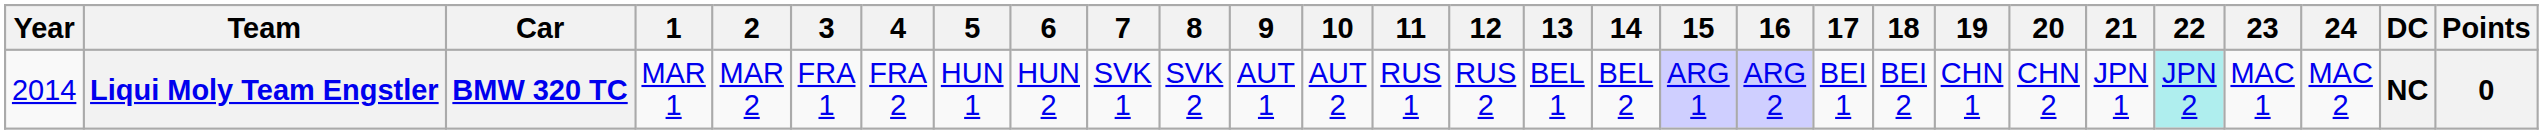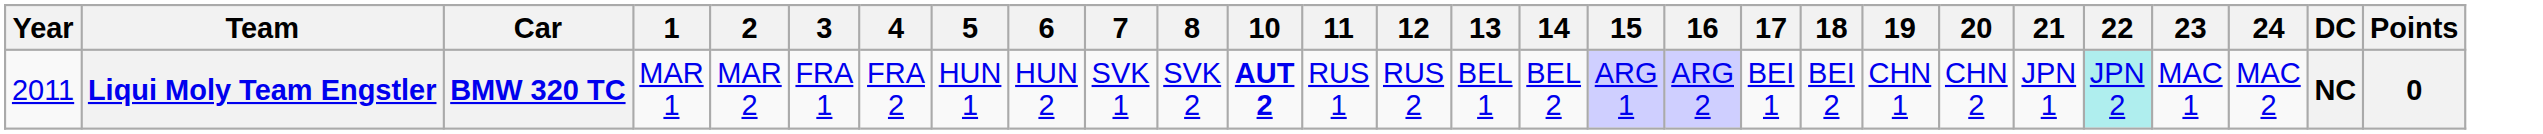- column: (1266, 27)
(44, 89) 2014 -> (43, 89) 2011
(1338, 89) normal -> (1265, 89) bold
